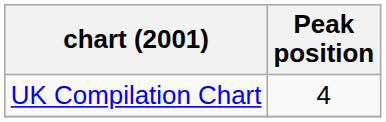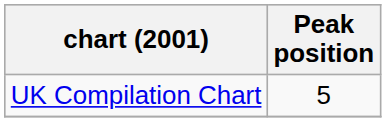(324, 95) 4 -> (324, 95) 5
